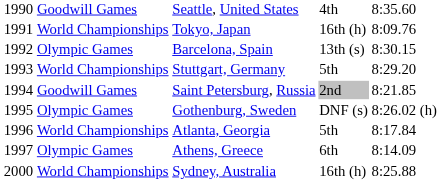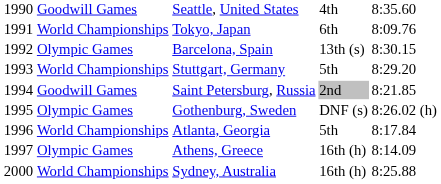(343, 29) 16th (h) -> (329, 29) 6th
(329, 150) 6th -> (343, 150) 16th (h)
